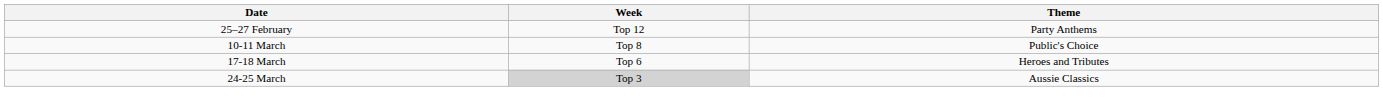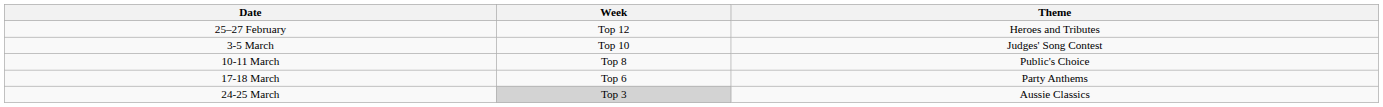(1064, 29) Party Anthems -> (1055, 29) Heroes and Tributes
+ row: (250, 45)
(1064, 61) Heroes and Tributes -> (1055, 78) Party Anthems
